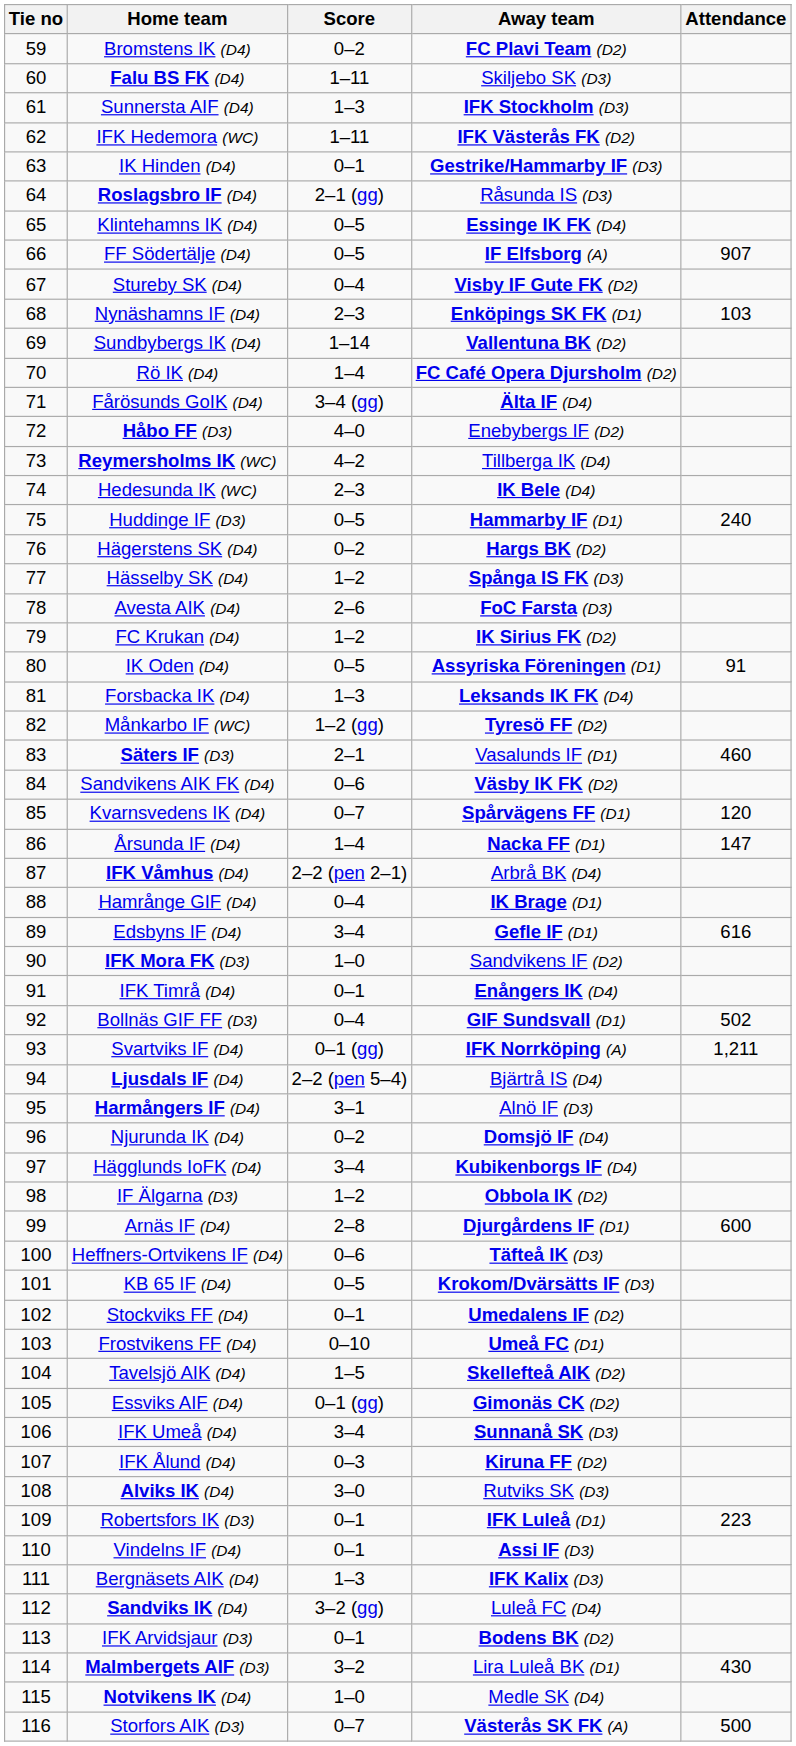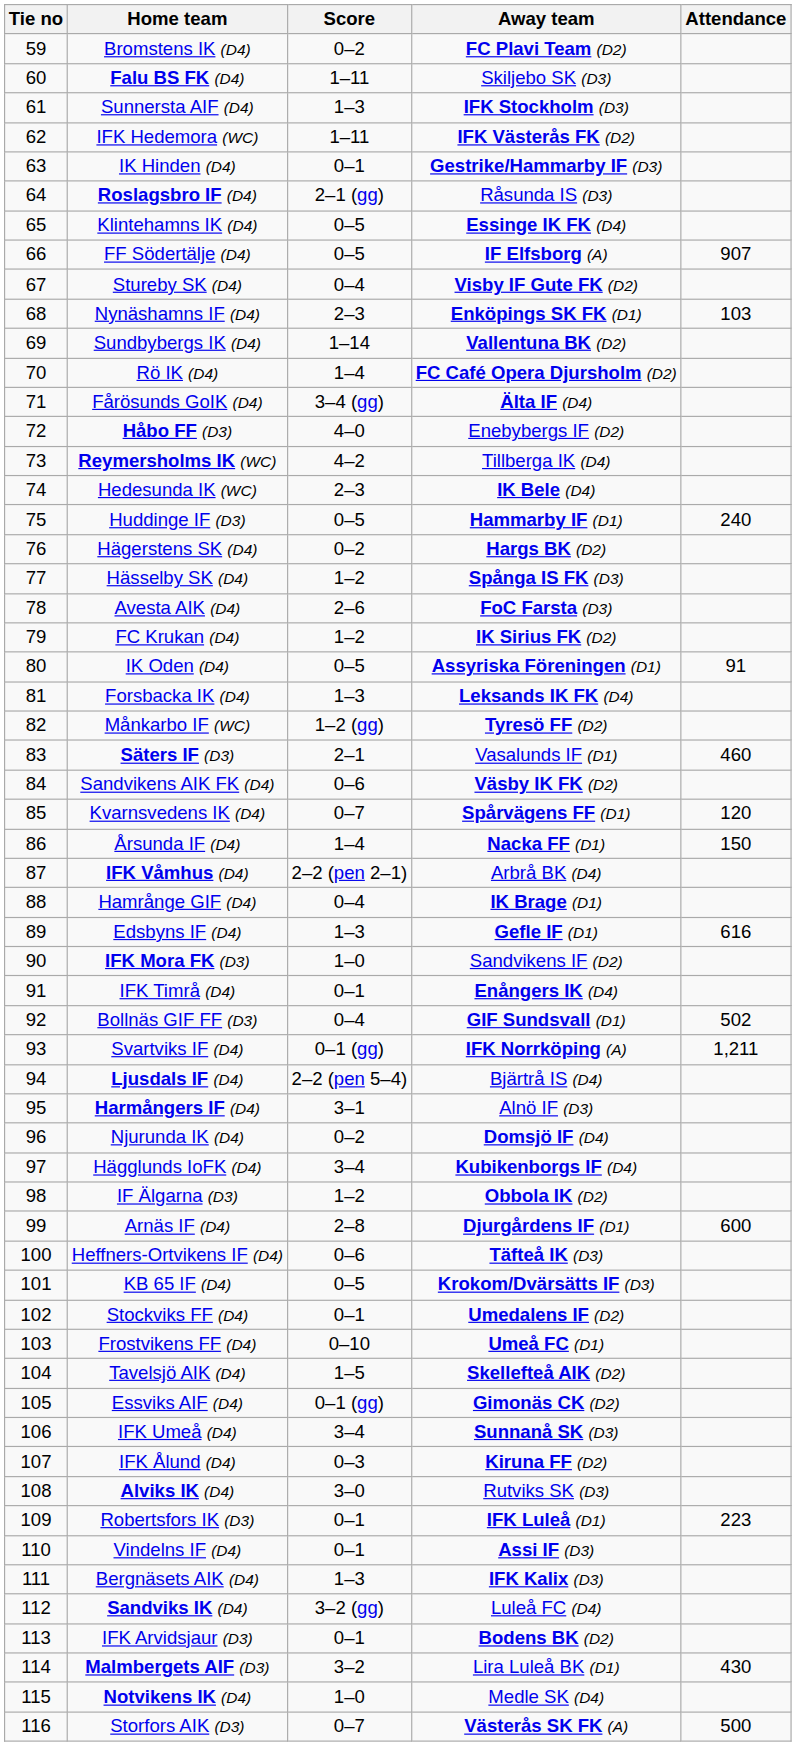(736, 843) 147 -> (736, 843) 150
(349, 931) 3–4 -> (349, 931) 1–3
